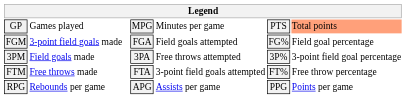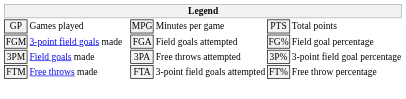(314, 26) lightsalmon background -> (314, 26) no background
- row: (16, 87)
